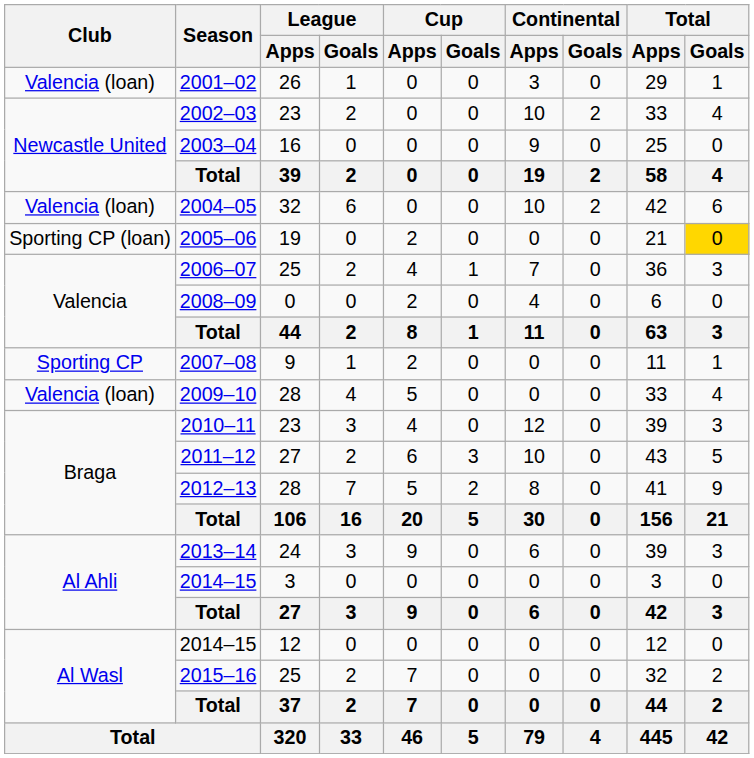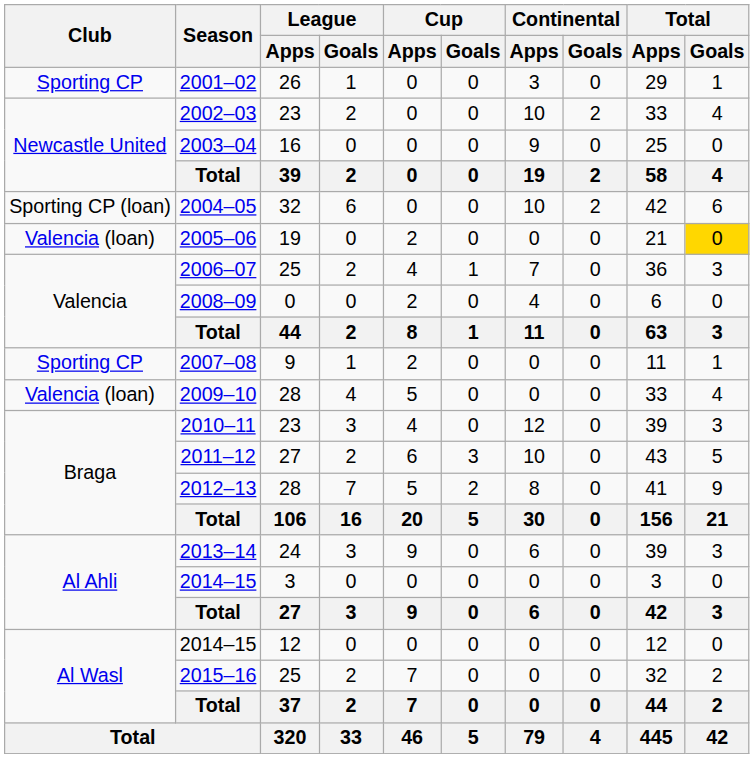(90, 82) Valencia (loan) -> (90, 82) Sporting CP
(90, 207) Valencia (loan) -> (90, 207) Sporting CP (loan)
(90, 238) Sporting CP (loan) -> (90, 238) Valencia (loan)
